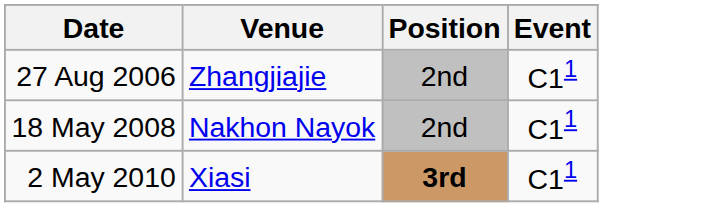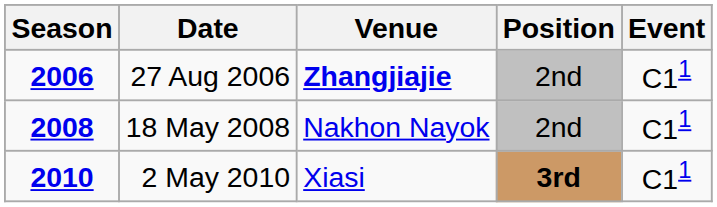+ column: (62, 28)
(258, 75) normal -> (377, 75) bold
